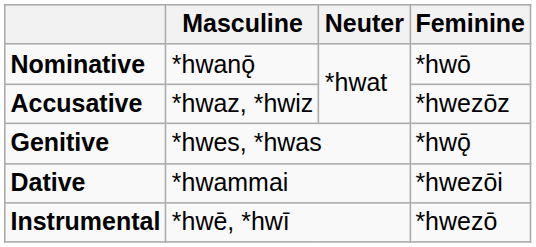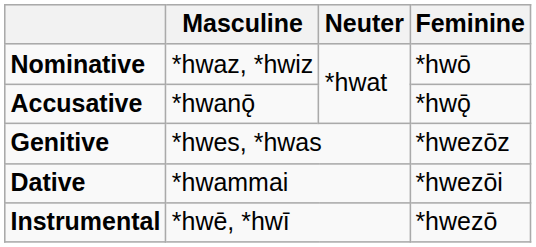(213, 63) *hwanǭ -> (243, 63) *hwaz, *hwiz
(243, 103) *hwaz, *hwiz -> (213, 103) *hwanǭ
(463, 103) *hwezōz -> (443, 103) *hwǭ
(443, 143) *hwǭ -> (463, 143) *hwezōz
